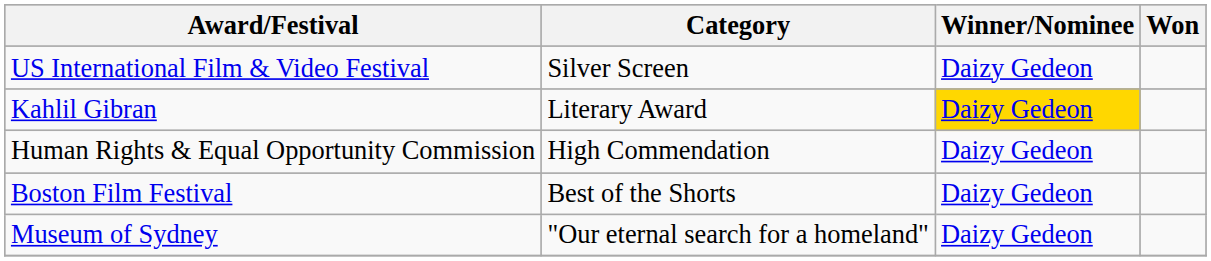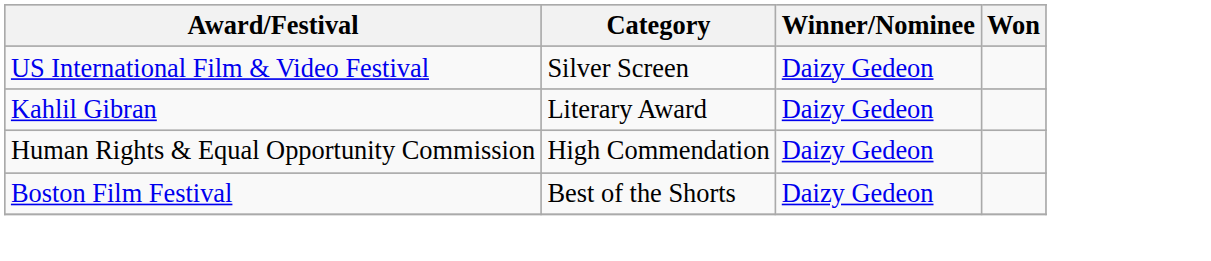(1017, 109) gold background -> (858, 109) no background
- row: (114, 234)
